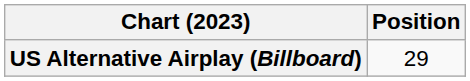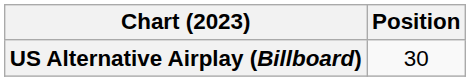(416, 57) 29 -> (416, 57) 30
